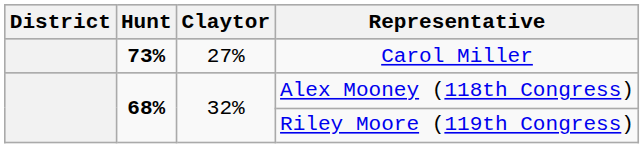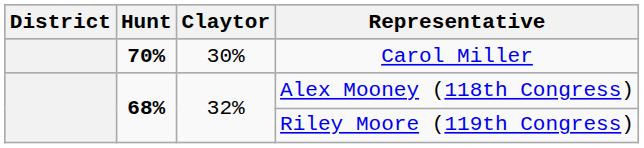(146, 56) 73% -> (146, 56) 70%
(226, 56) 27% -> (226, 56) 30%
